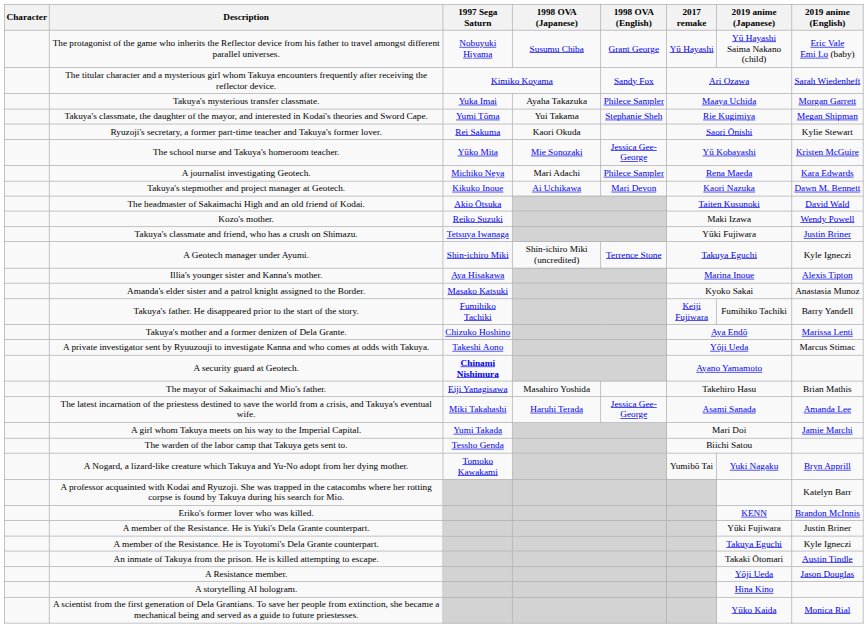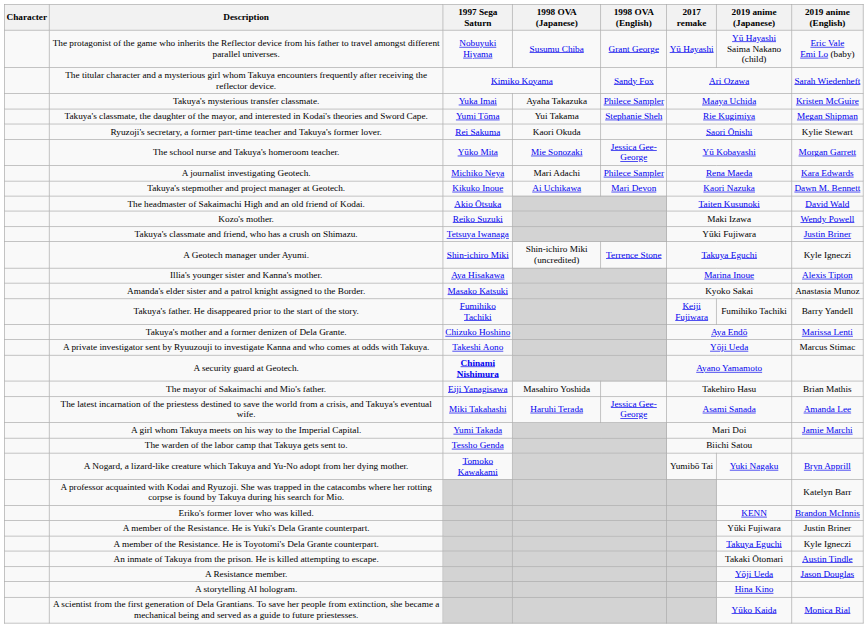(827, 101) Morgan Garrett -> (827, 101) Kristen McGuire
(827, 152) Kristen McGuire -> (827, 152) Morgan Garrett
